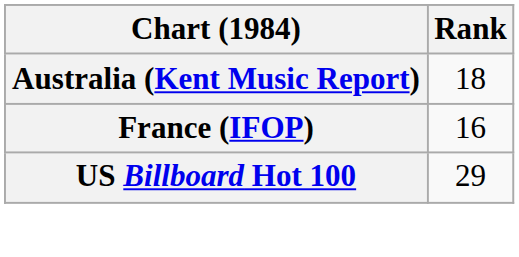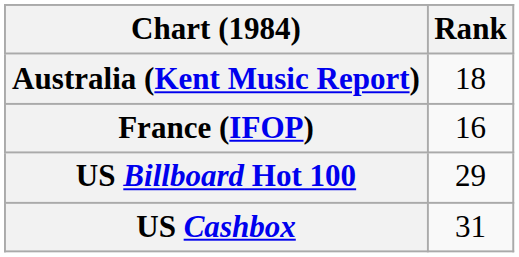+ row: (216, 226)
